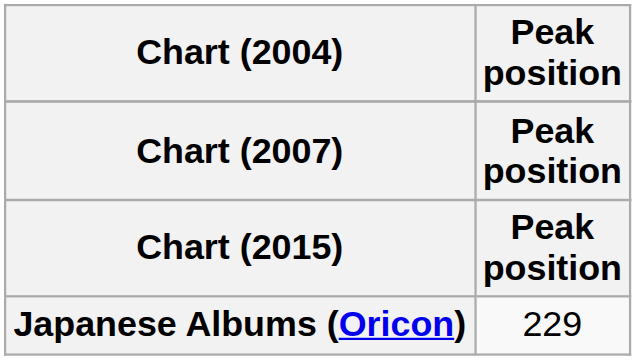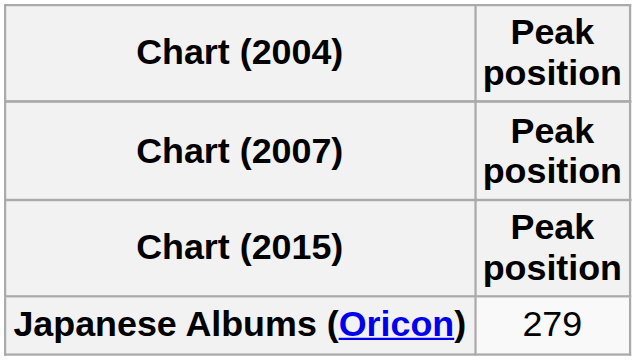(552, 324) 229 -> (552, 324) 279
